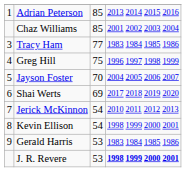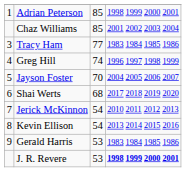(143, 12) 2013 2014 2015 2016 -> (143, 12) 1998 1999 2000 2001
(98, 61) 75 -> (98, 61) 74
(98, 93) 69 -> (98, 93) 68
(143, 126) 1998 1999 2000 2001 -> (143, 126) 2013 2014 2015 2016
